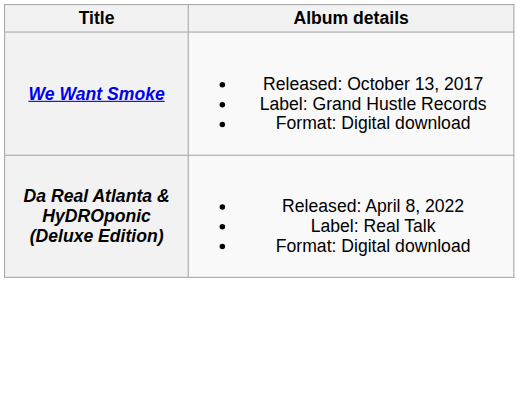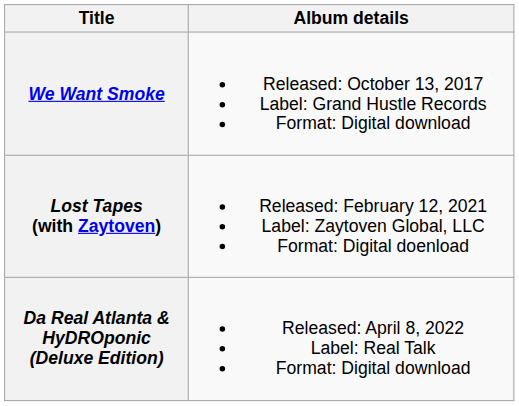+ row: (97, 216)
